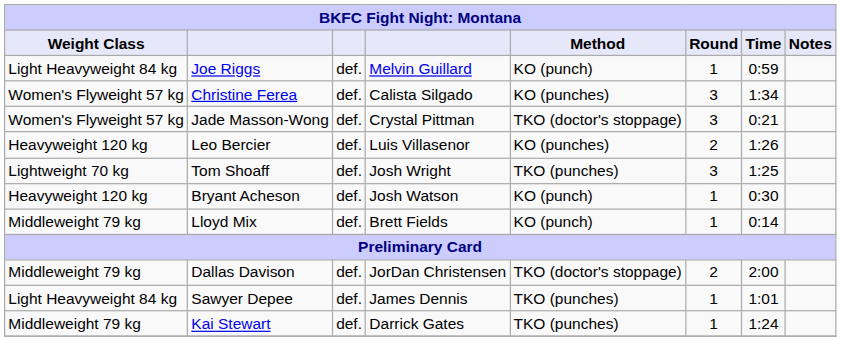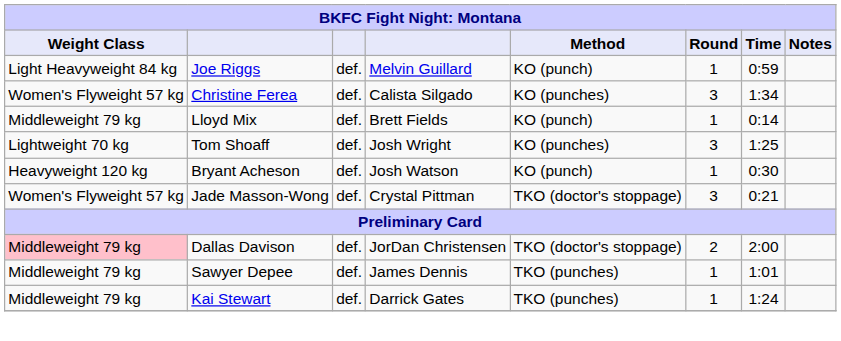rows swapped: (224, 221) <-> (260, 119)
- row: (231, 145)
(566, 170) TKO (punches) -> (561, 145) KO (punches)
(75, 272) no background -> (75, 247) pink background
(93, 298) Light Heavyweight 84 kg -> (75, 272) Middleweight 79 kg
